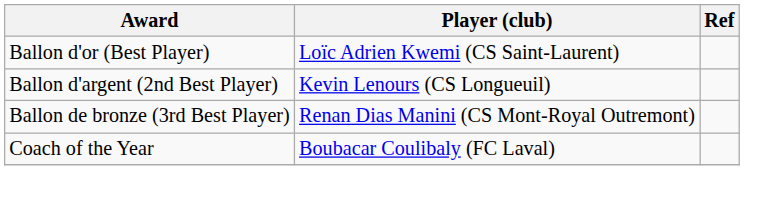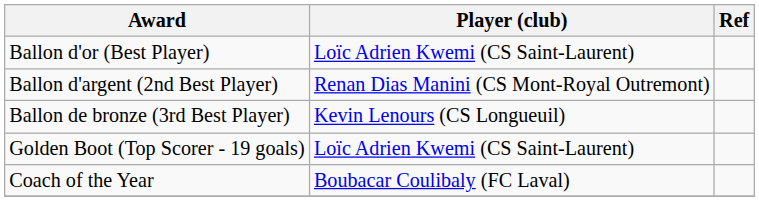(425, 84) Kevin Lenours (CS Longueuil) -> (512, 84) Renan Dias Manini (CS Mont-Royal Outremont)
(497, 116) Renan Dias Manini (CS Mont-Royal Outremont) -> (440, 116) Kevin Lenours (CS Longueuil)
+ row: (157, 148)
